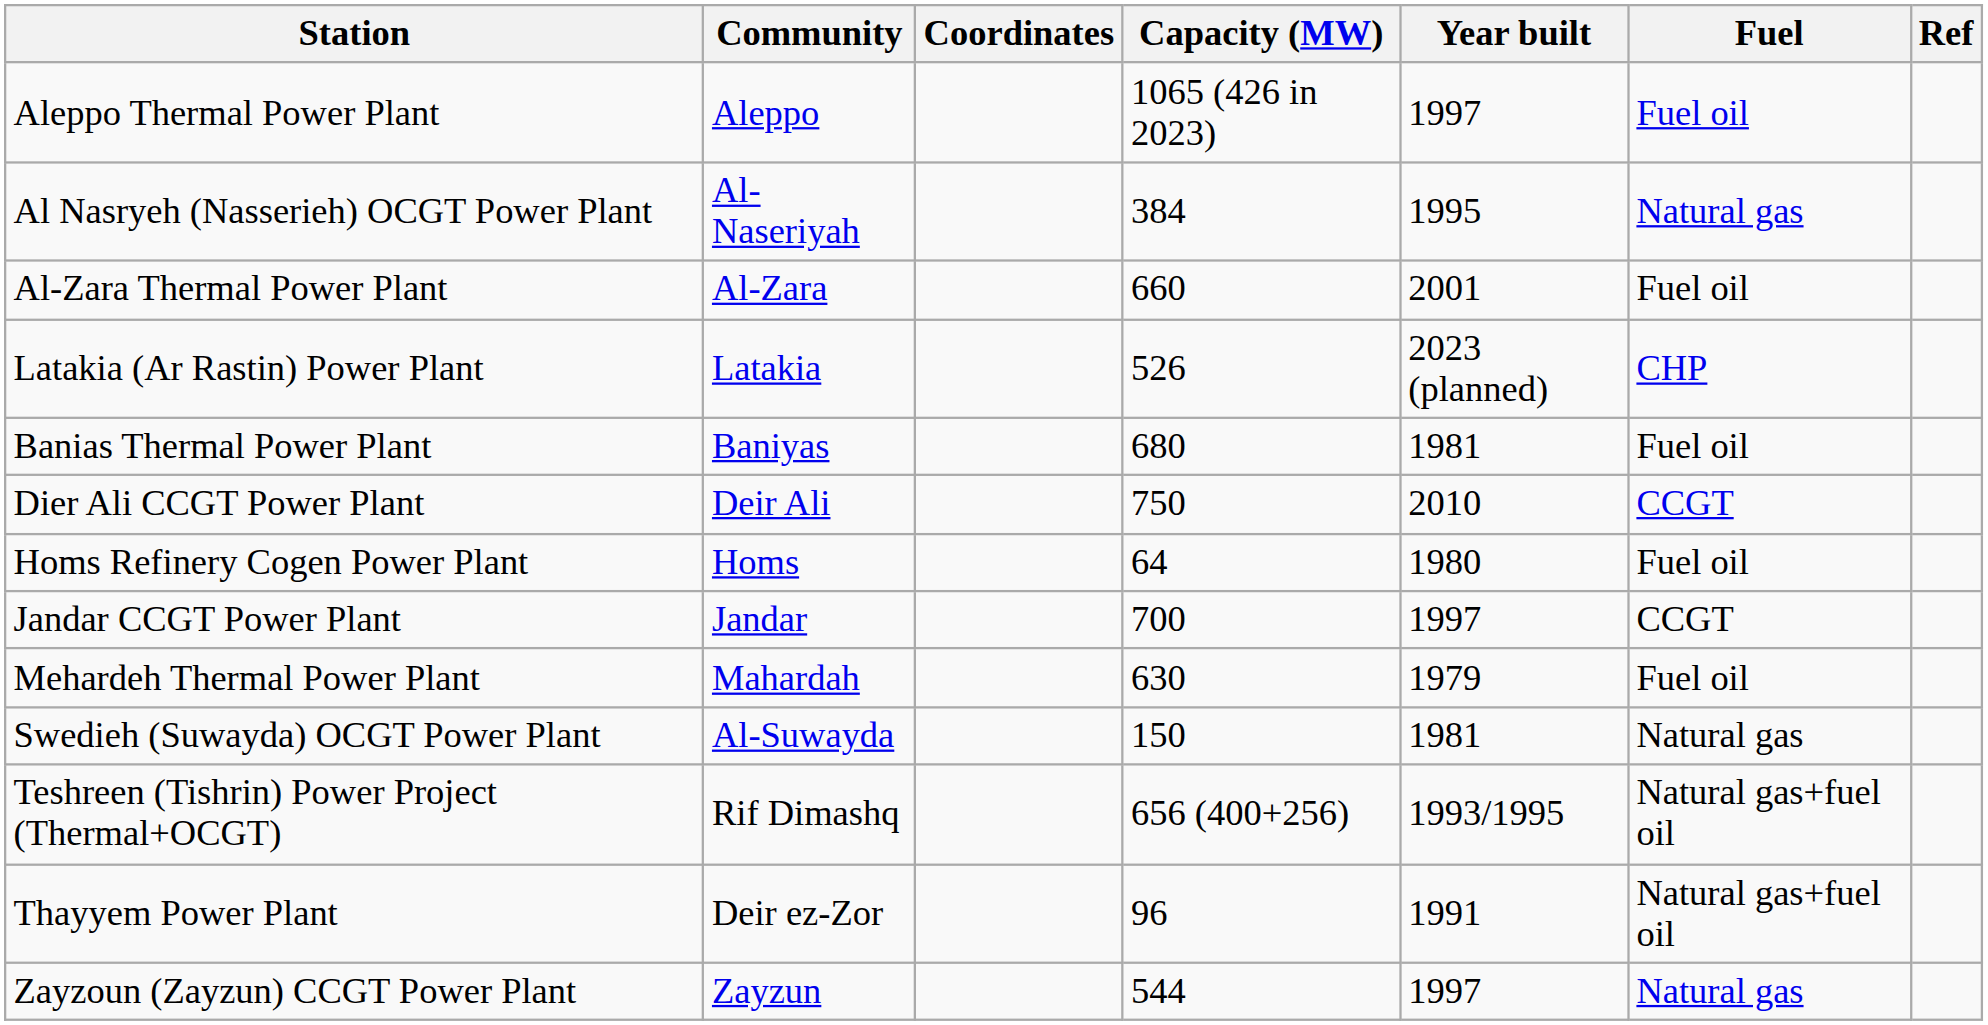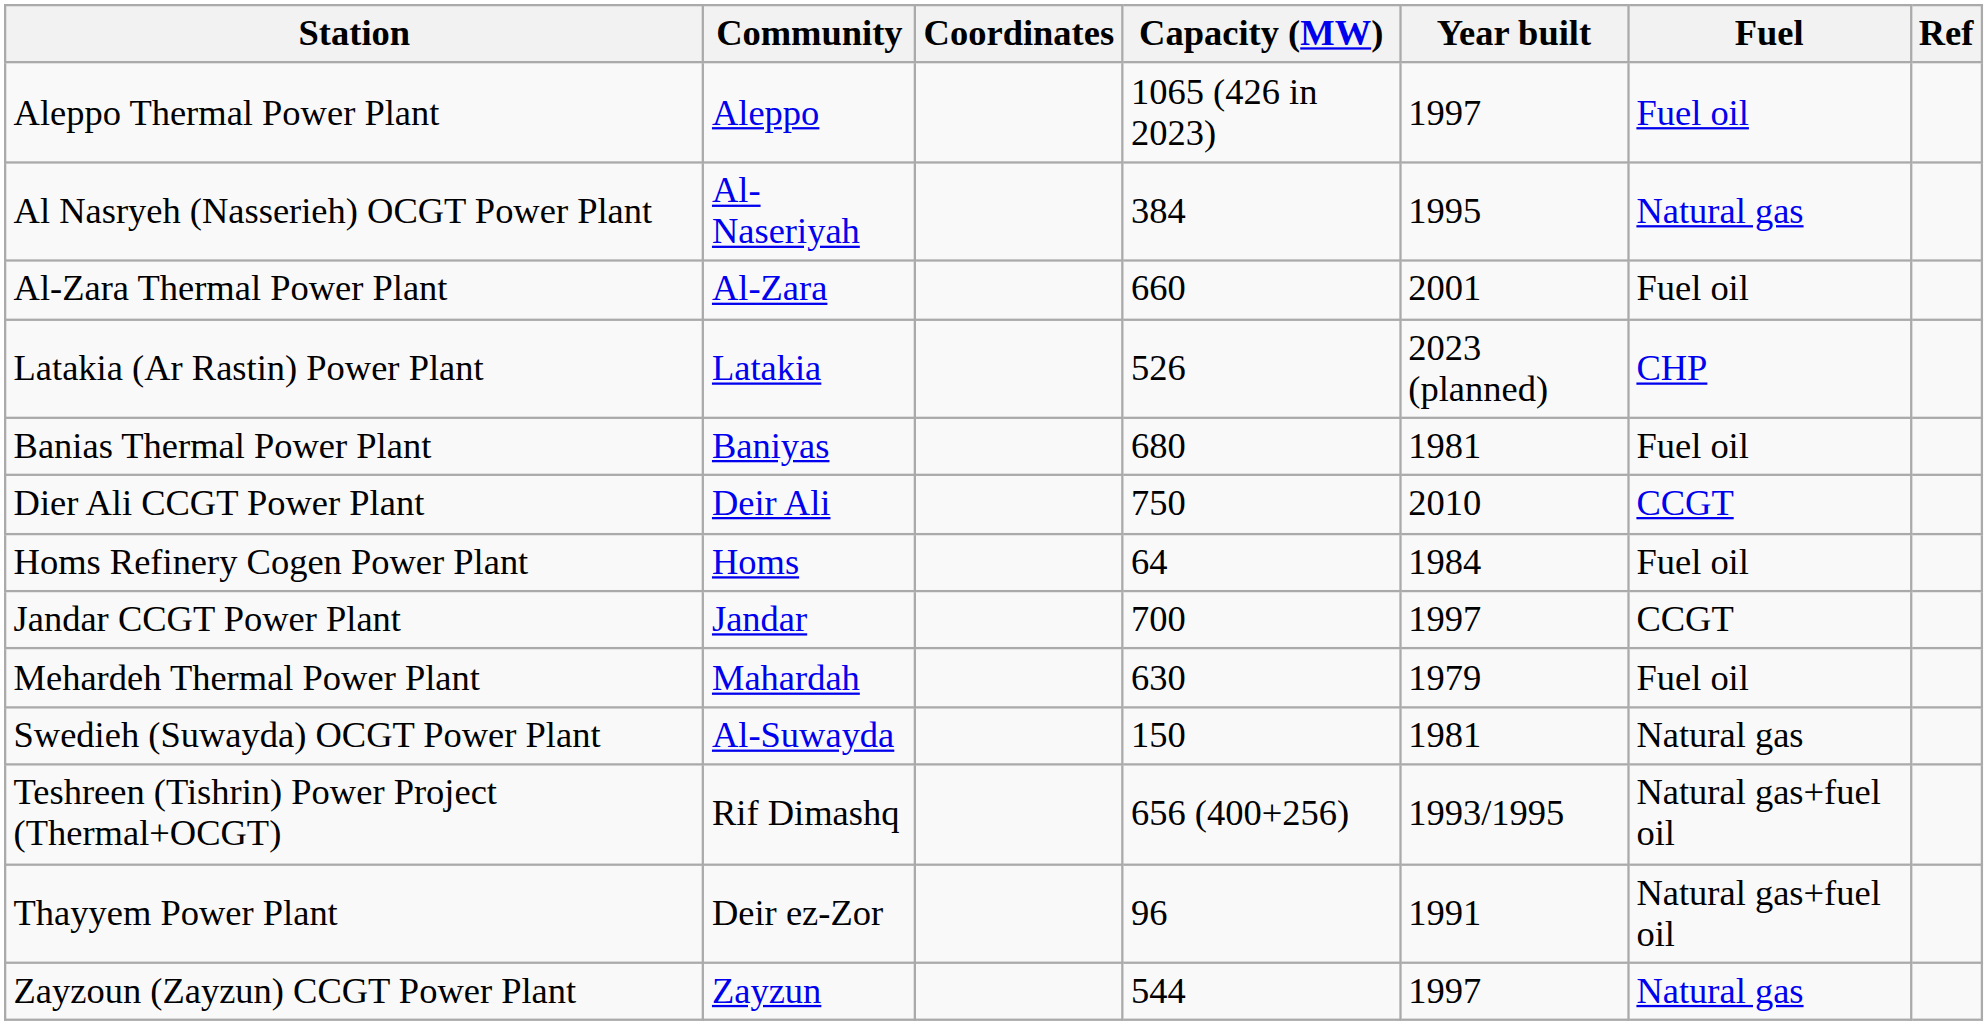(1445, 561) 1980 -> (1445, 561) 1984
